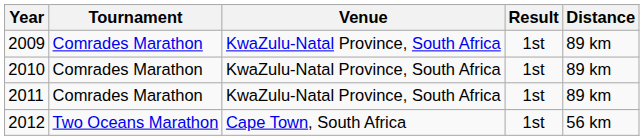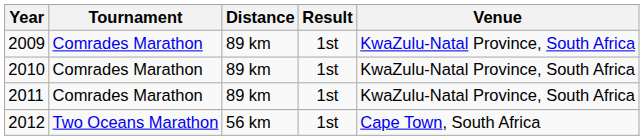columns swapped: (363, 17) <-> (601, 17)
